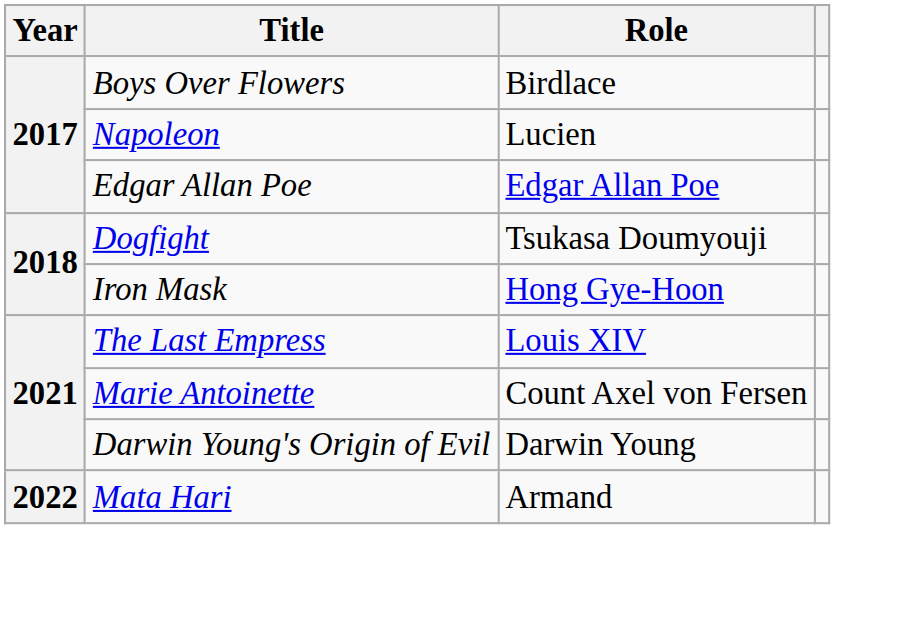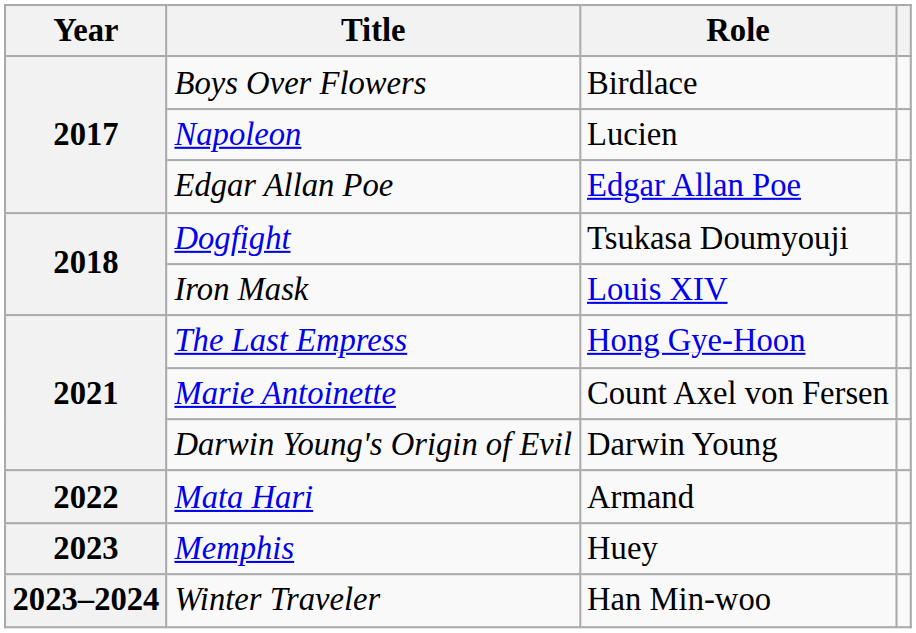(615, 289) Hong Gye-Hoon -> (657, 289) Louis XIV
(576, 340) Louis XIV -> (696, 340) Hong Gye-Hoon
+ row: (234, 548)
+ row: (277, 599)
